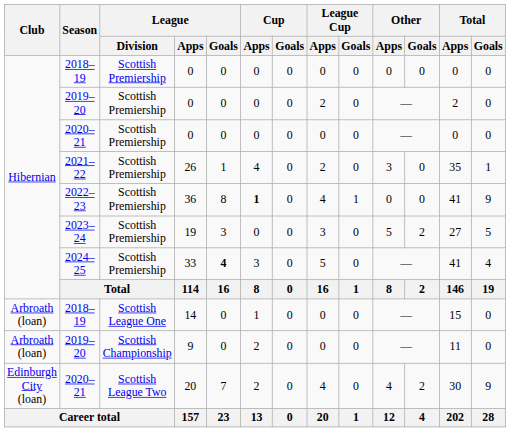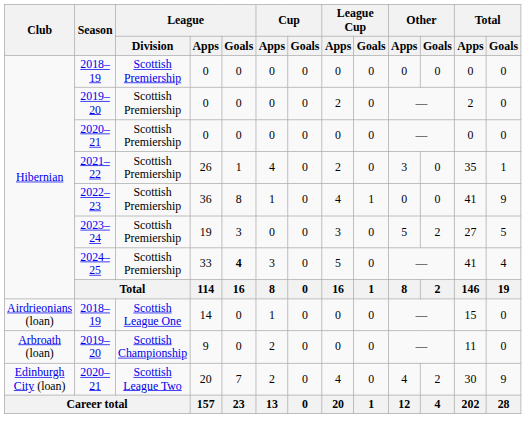(257, 199) bold -> (272, 199) normal
(32, 314) Arbroath (loan) -> (40, 314) Airdrieonians (loan)
